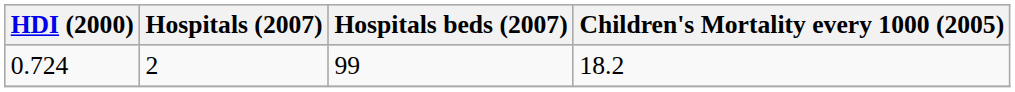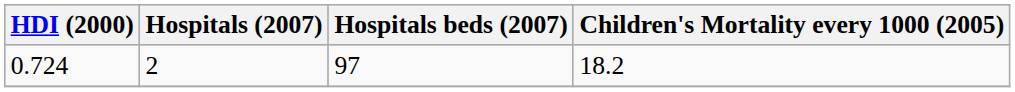(347, 65) 99 -> (347, 65) 97
